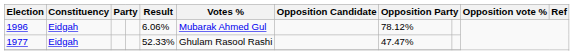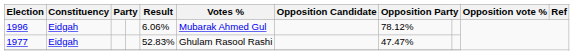(158, 42) 52.33% -> (158, 42) 52.83%
